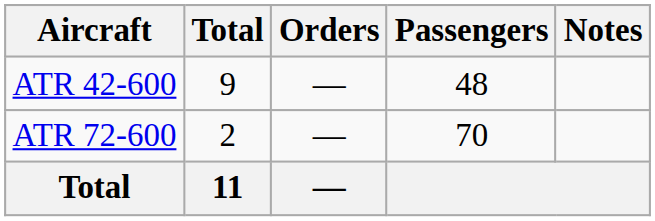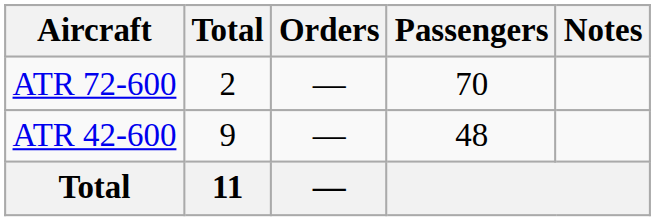rows swapped: (94, 82) <-> (94, 135)
